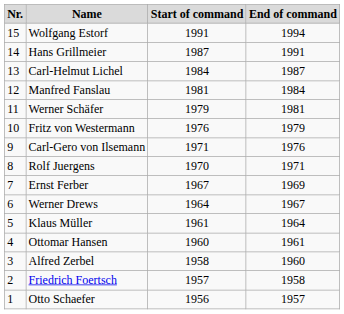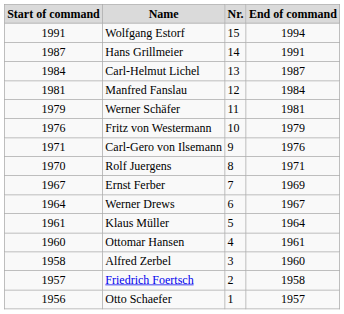columns swapped: (15, 14) <-> (197, 14)
